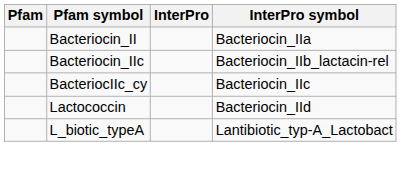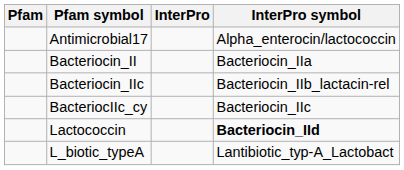+ row: (99, 38)
(263, 107) normal -> (268, 130) bold
